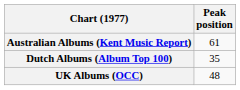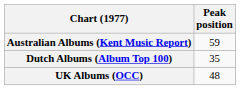(215, 42) 61 -> (215, 42) 59
